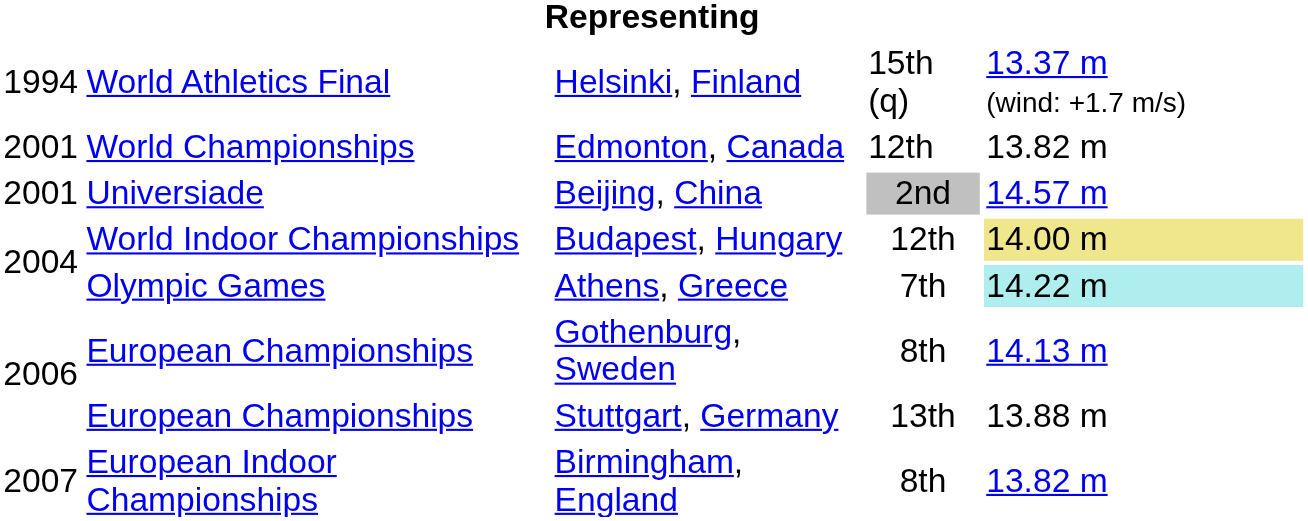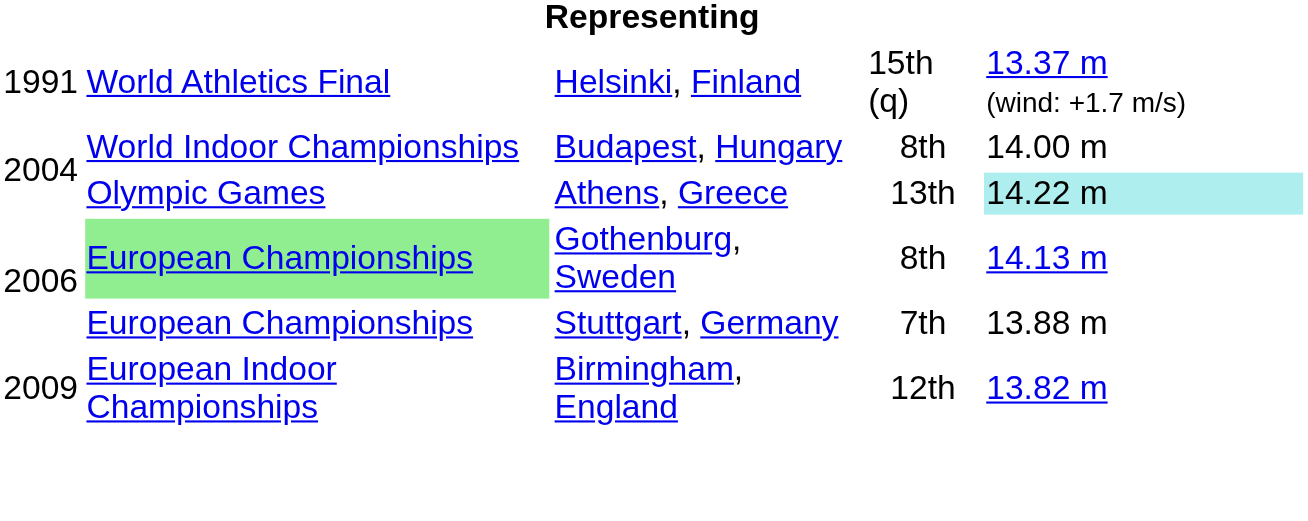(41, 81) 1994 -> (41, 81) 1991
- row: (699, 146)
- row: (658, 193)
(923, 239) 12th -> (923, 146) 8th
(1047, 239) khaki background -> (1047, 146) no background
(923, 285) 7th -> (923, 193) 13th
(280, 350) no background -> (280, 258) lightgreen background
(923, 415) 13th -> (923, 323) 7th
(41, 480) 2007 -> (41, 388) 2009
(923, 480) 8th -> (923, 388) 12th
